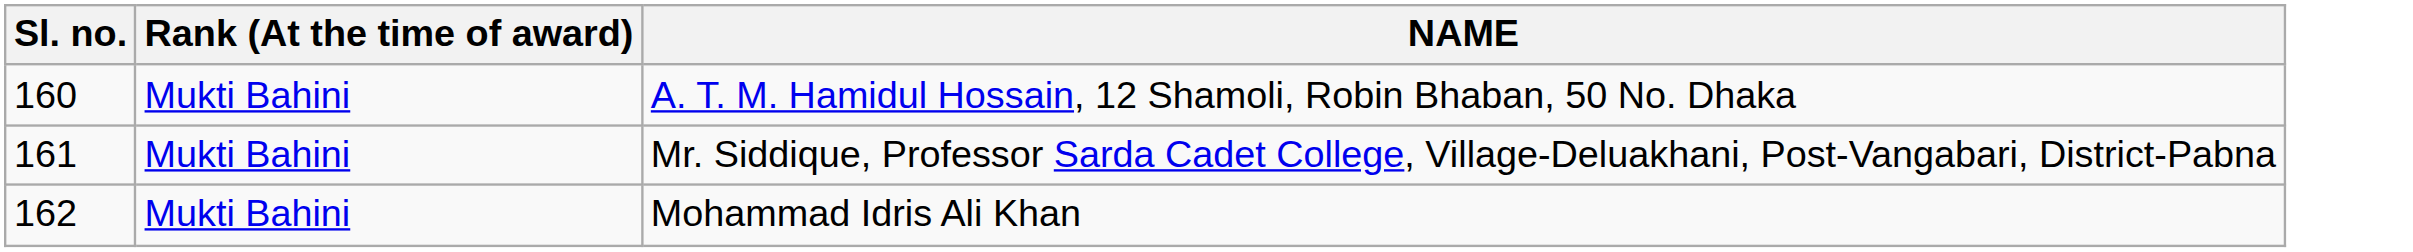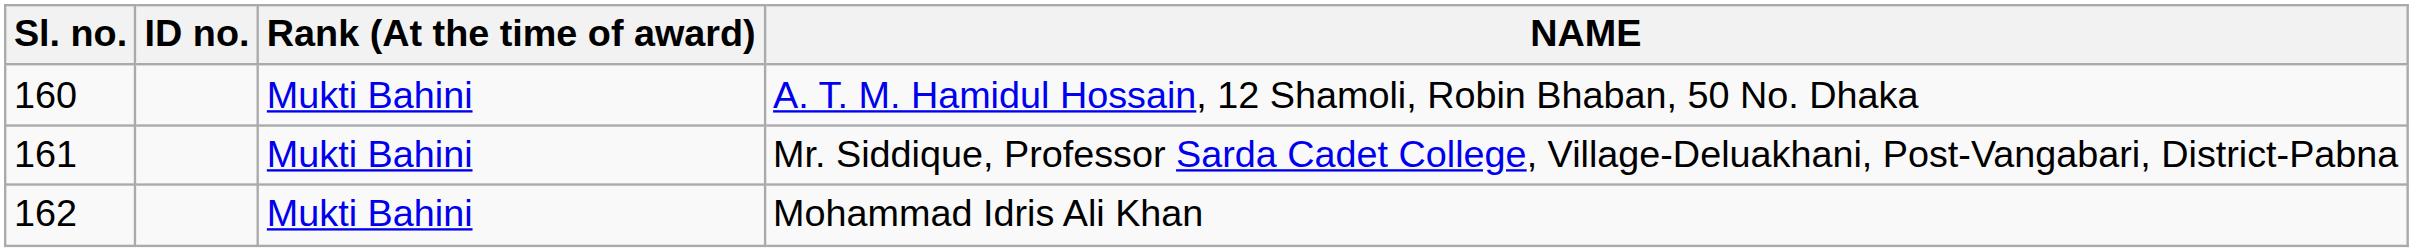+ column: (197, 34)
